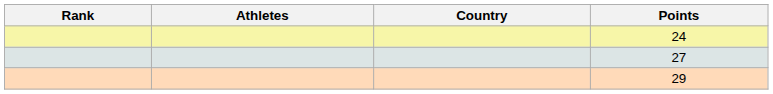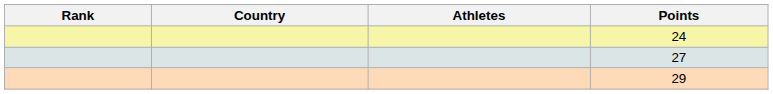columns swapped: (482, 15) <-> (262, 15)
